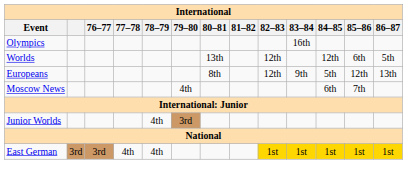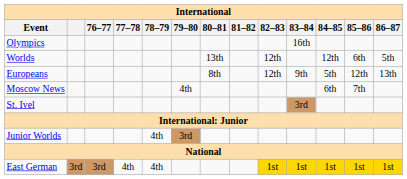+ row: (21, 105)
